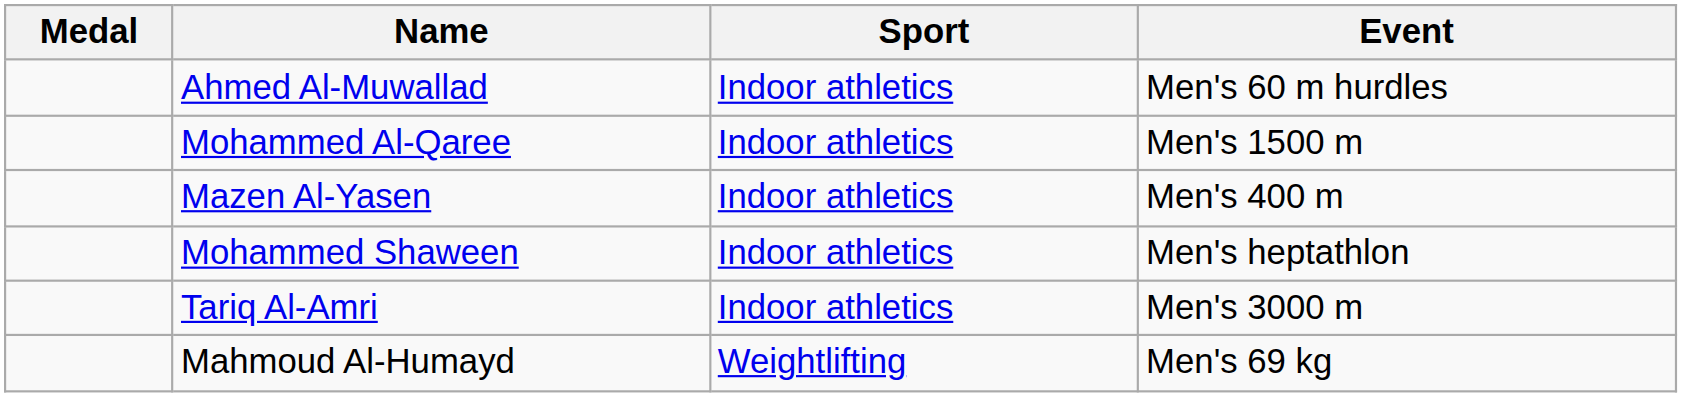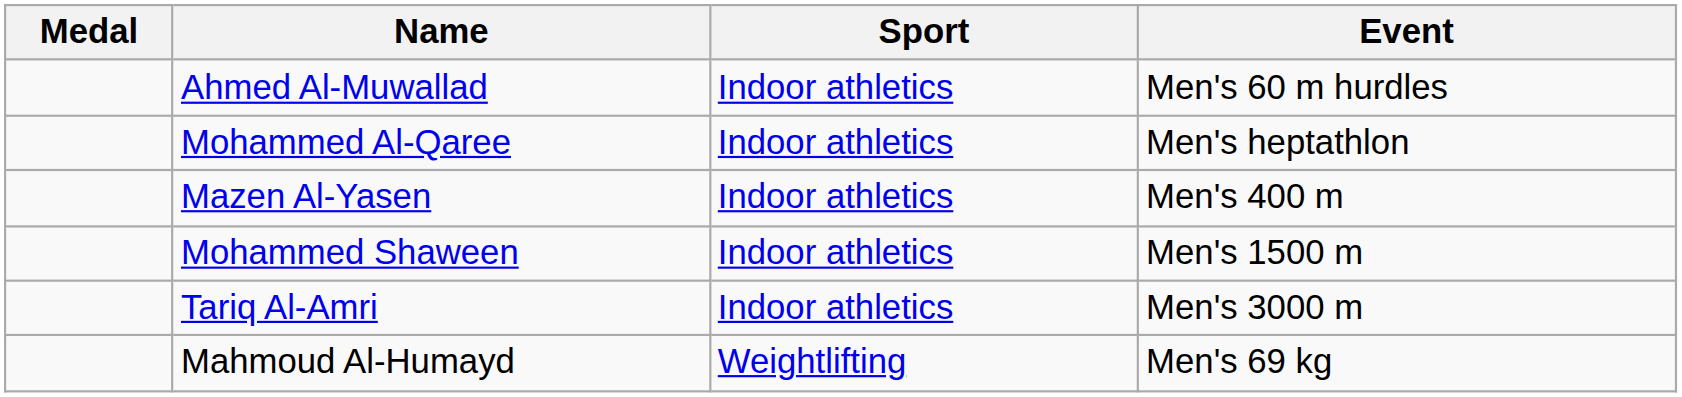(1255, 142) Men's 1500 m -> (1278, 142) Men's heptathlon
(1278, 252) Men's heptathlon -> (1255, 252) Men's 1500 m
